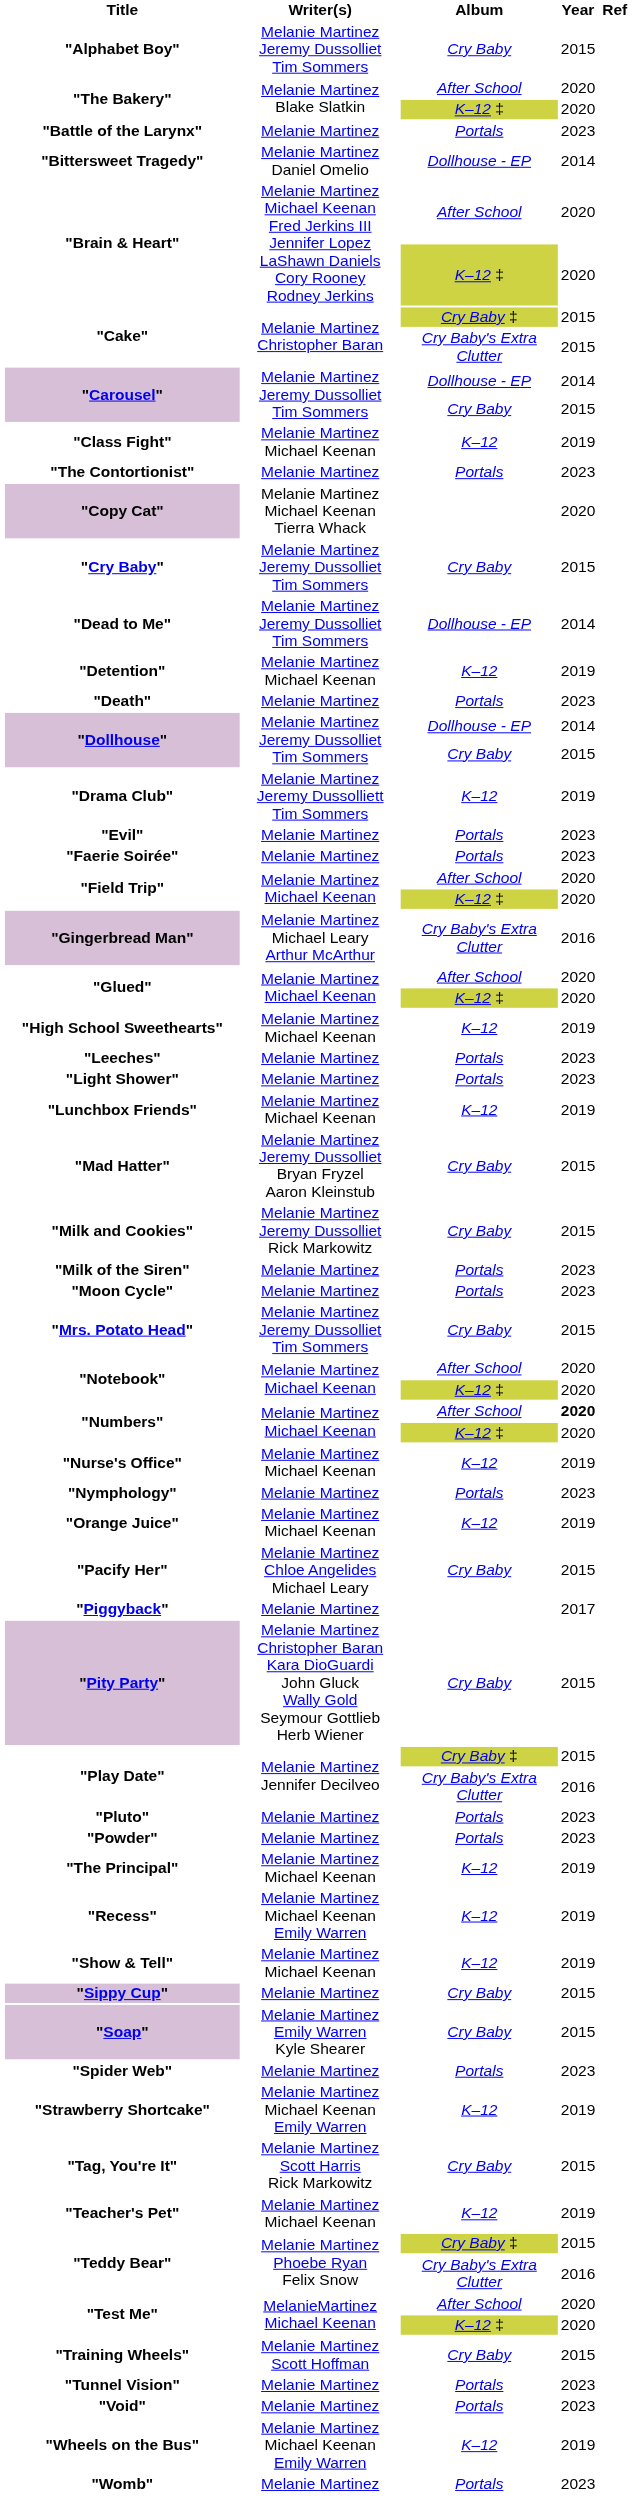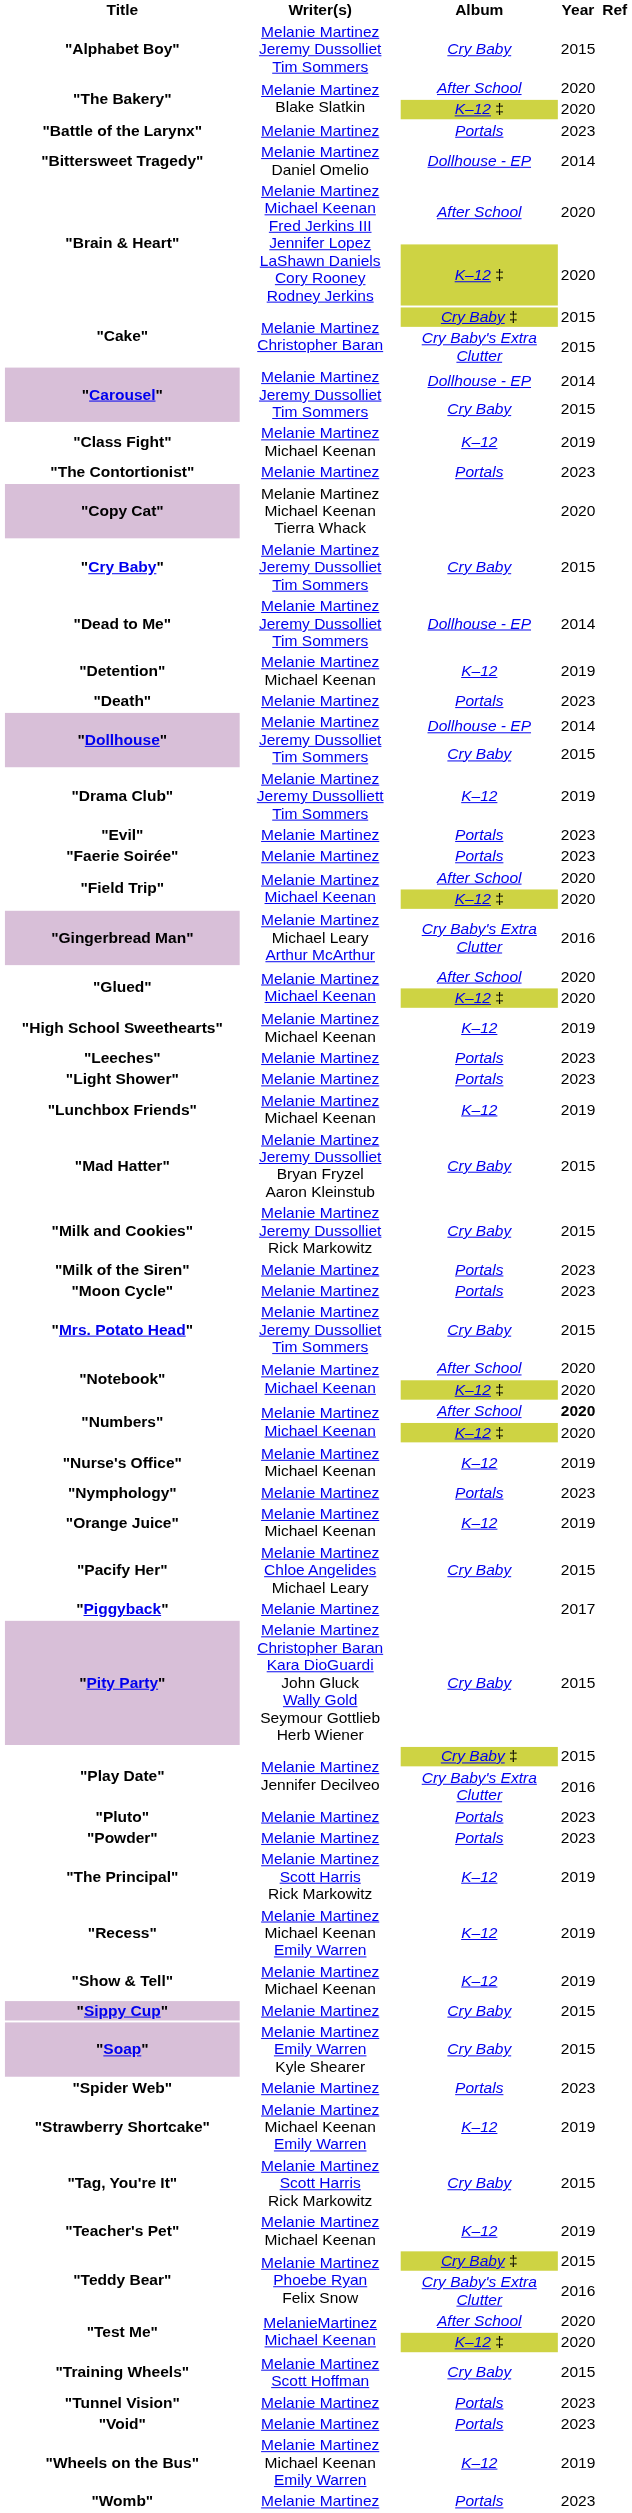(320, 1868) Melanie Martinez Michael Keenan -> (320, 1876) Melanie Martinez Scott Harris Rick Markowitz
